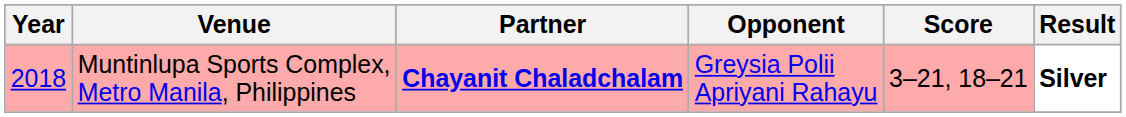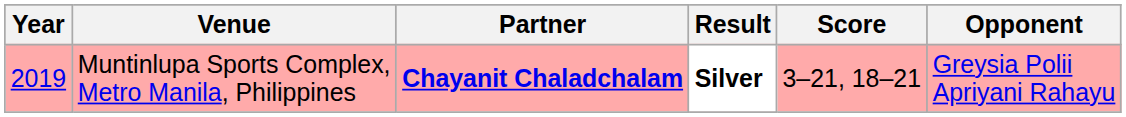columns swapped: (786, 25) <-> (1077, 25)
(38, 78) 2018 -> (38, 78) 2019
